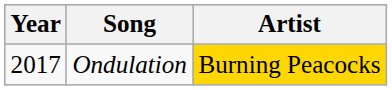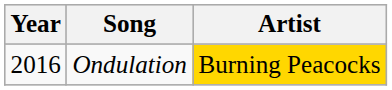(36, 64) 2017 -> (36, 64) 2016
